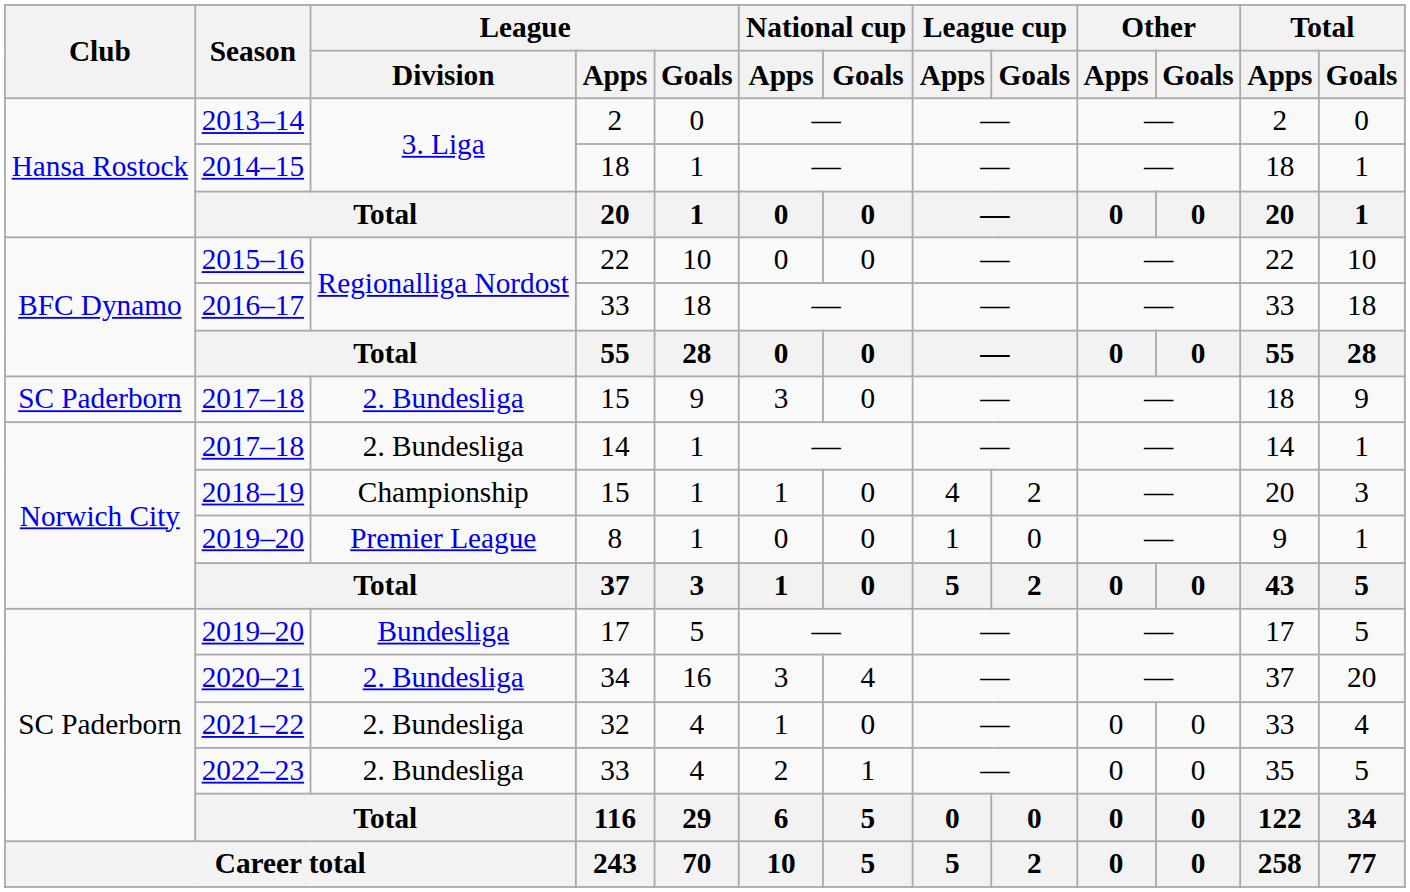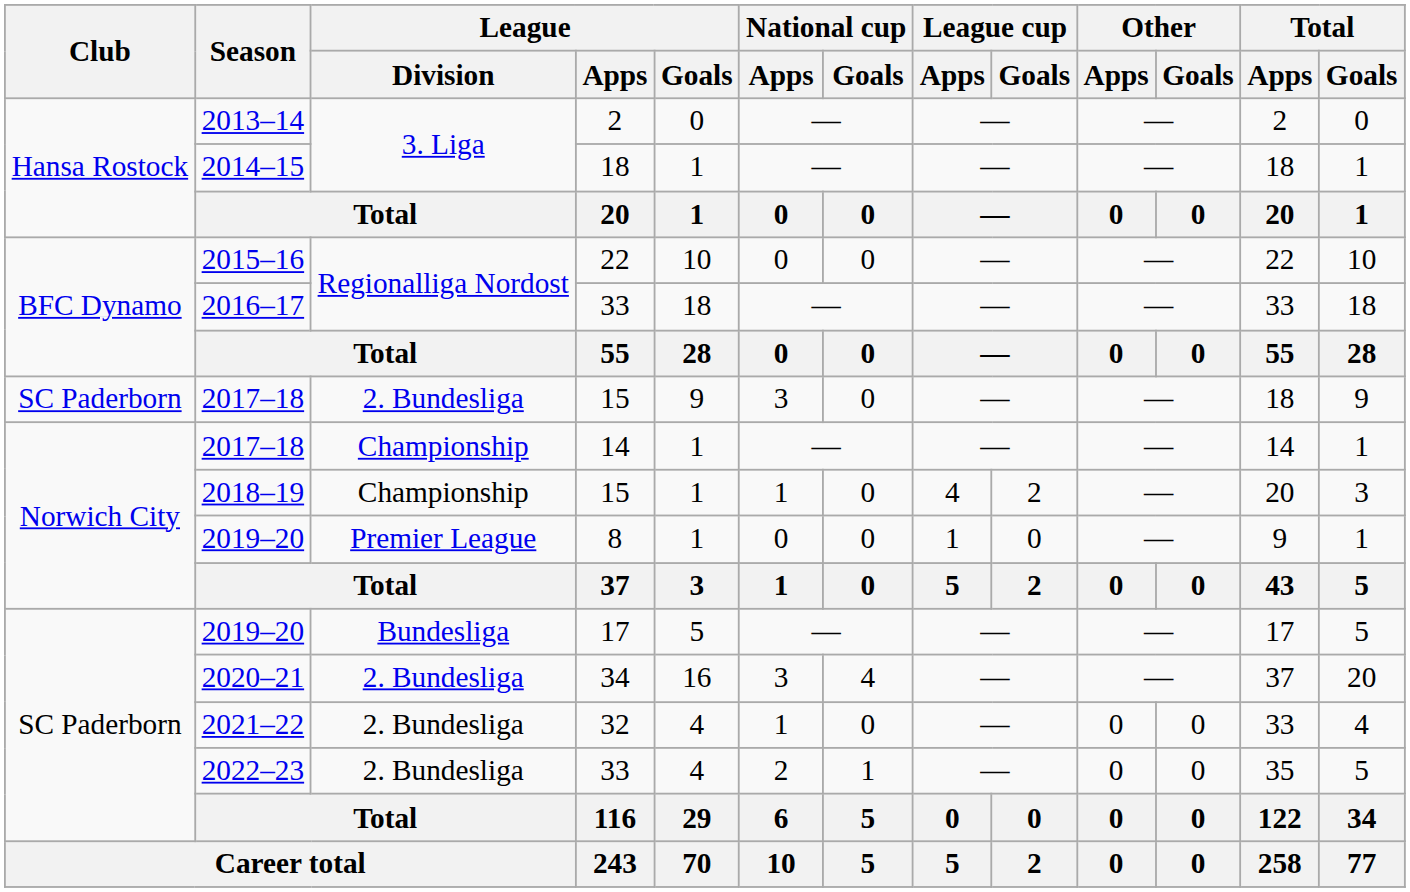(443, 445) 2. Bundesliga -> (443, 445) Championship
